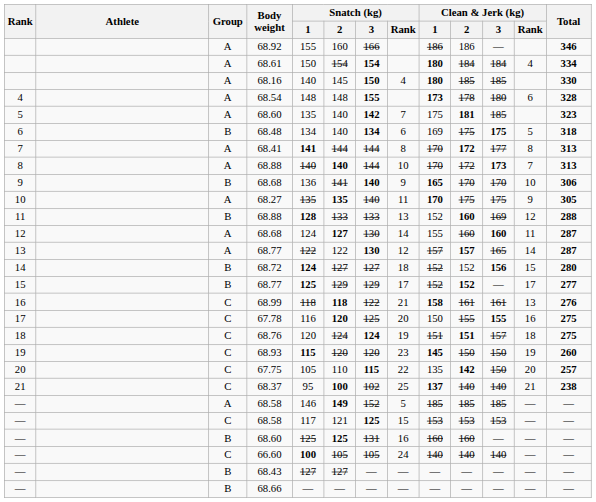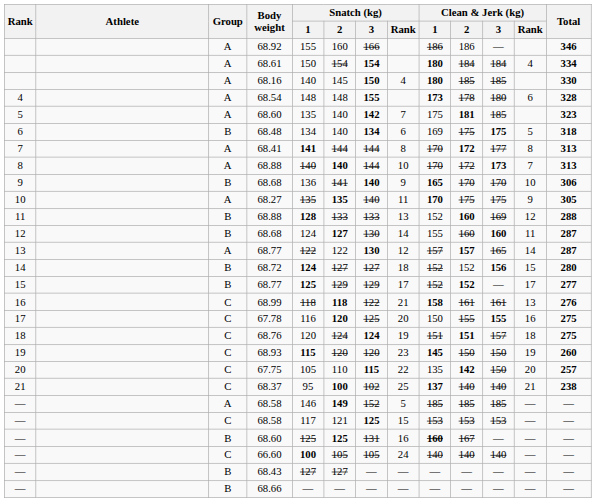(228, 234) A -> (228, 234) B
(435, 438) normal -> (435, 438) bold
(467, 438) 160 -> (467, 438) 167
